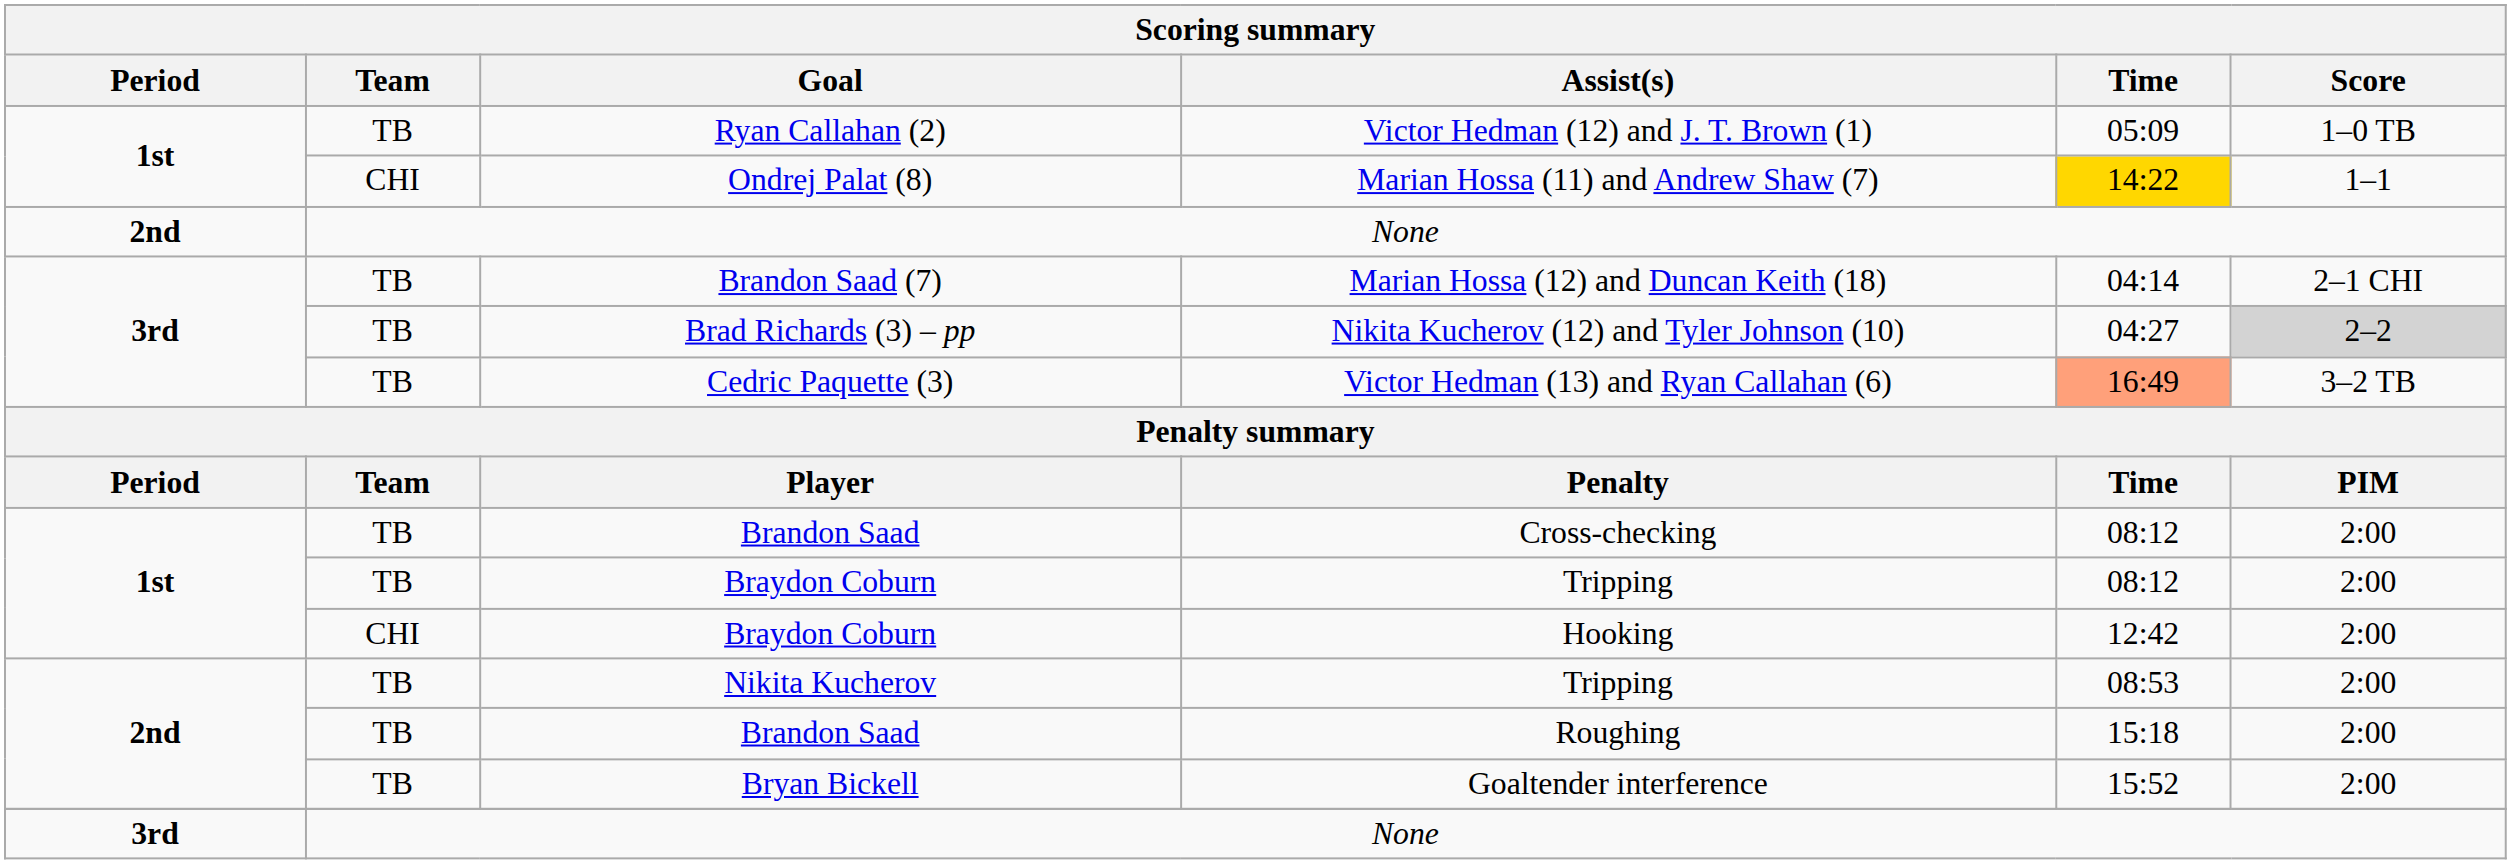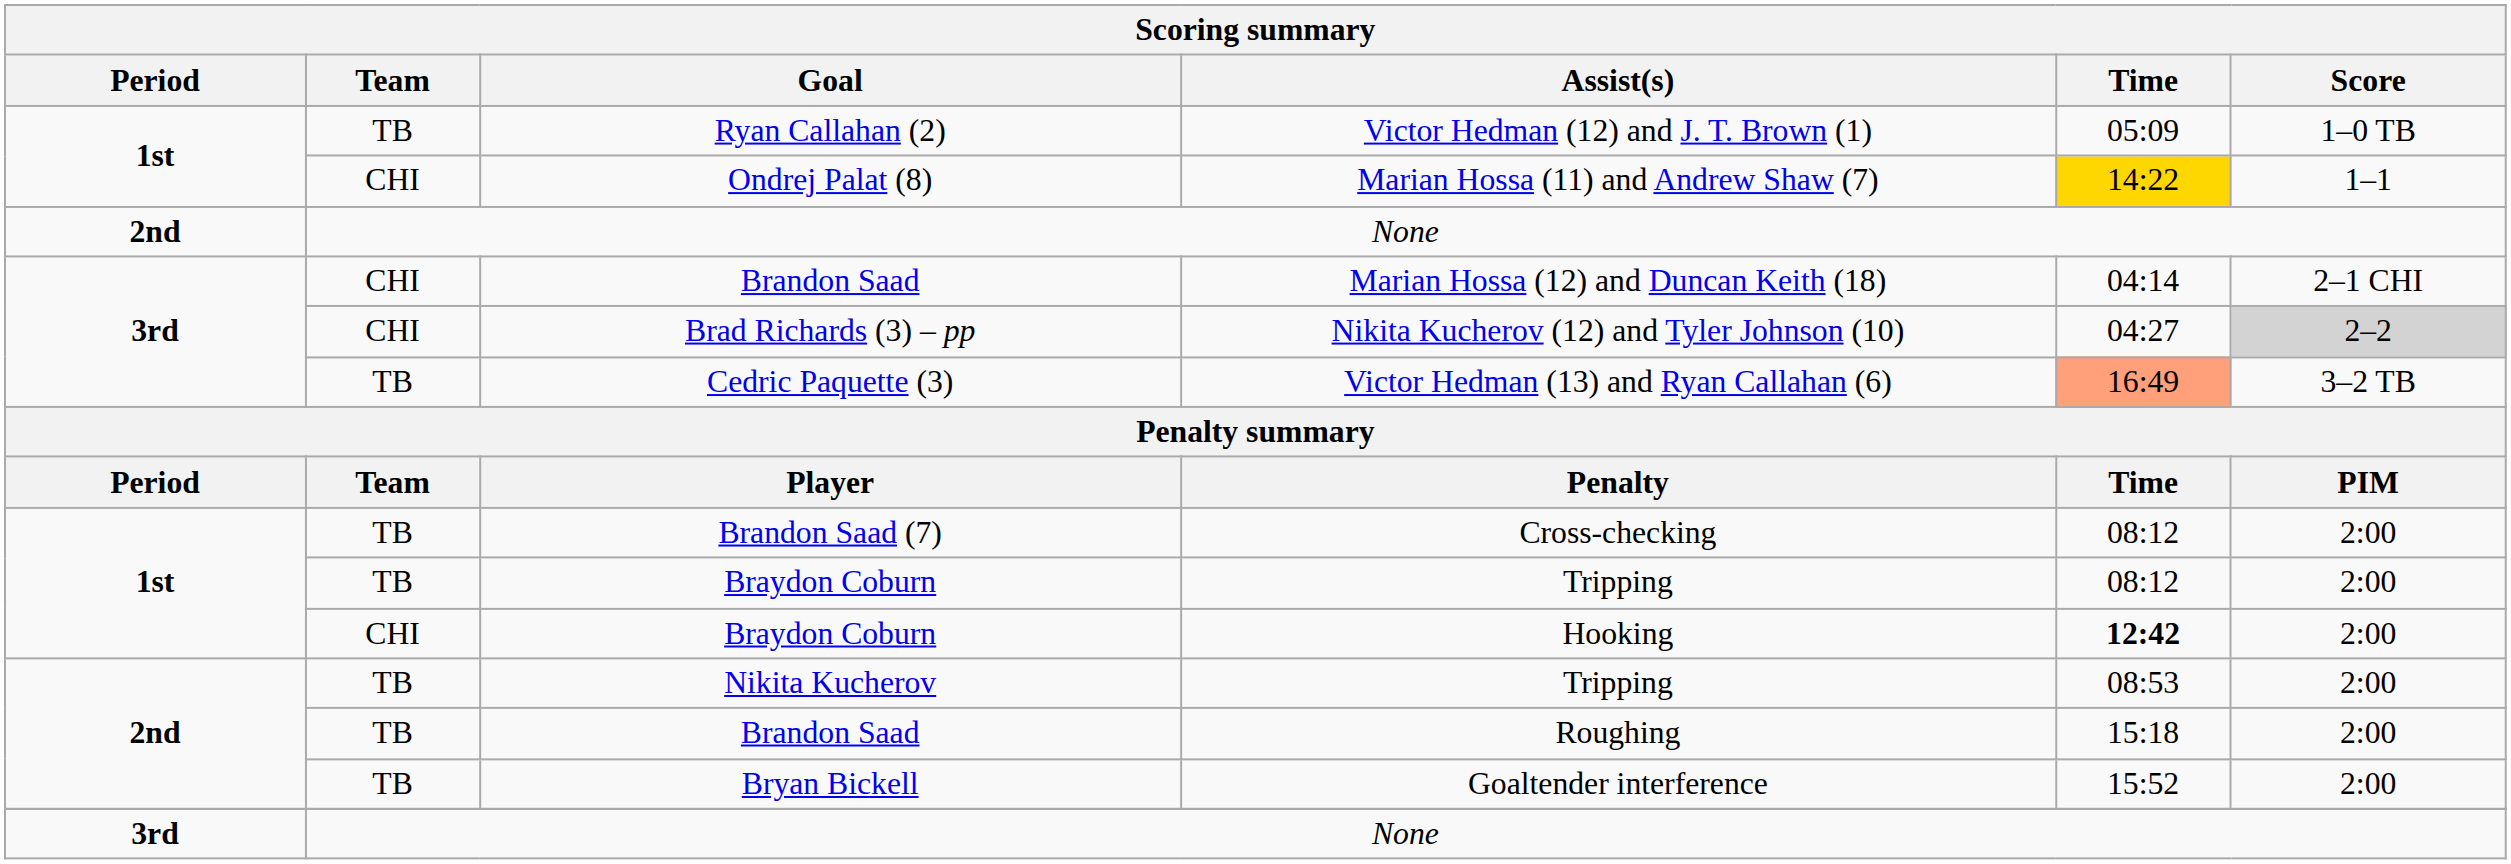(393, 280) TB -> (393, 280) CHI
(830, 280) Brandon Saad (7) -> (830, 280) Brandon Saad
(393, 331) TB -> (393, 331) CHI
(830, 532) Brandon Saad -> (830, 532) Brandon Saad (7)
(2143, 632) normal -> (2143, 632) bold
